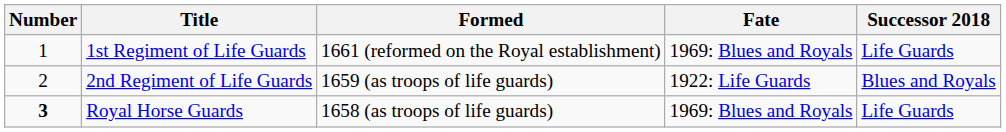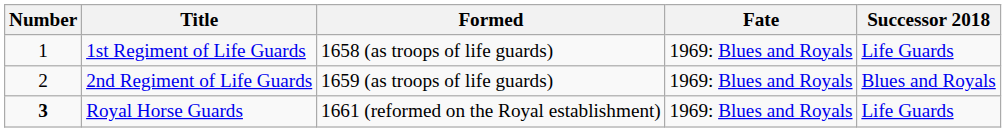(491, 50) 1661 (reformed on the Royal establishment) -> (437, 50) 1658 (as troops of life guards)
(740, 80) 1922: Life Guards -> (761, 80) 1969: Blues and Royals
(437, 111) 1658 (as troops of life guards) -> (491, 111) 1661 (reformed on the Royal establishment)
